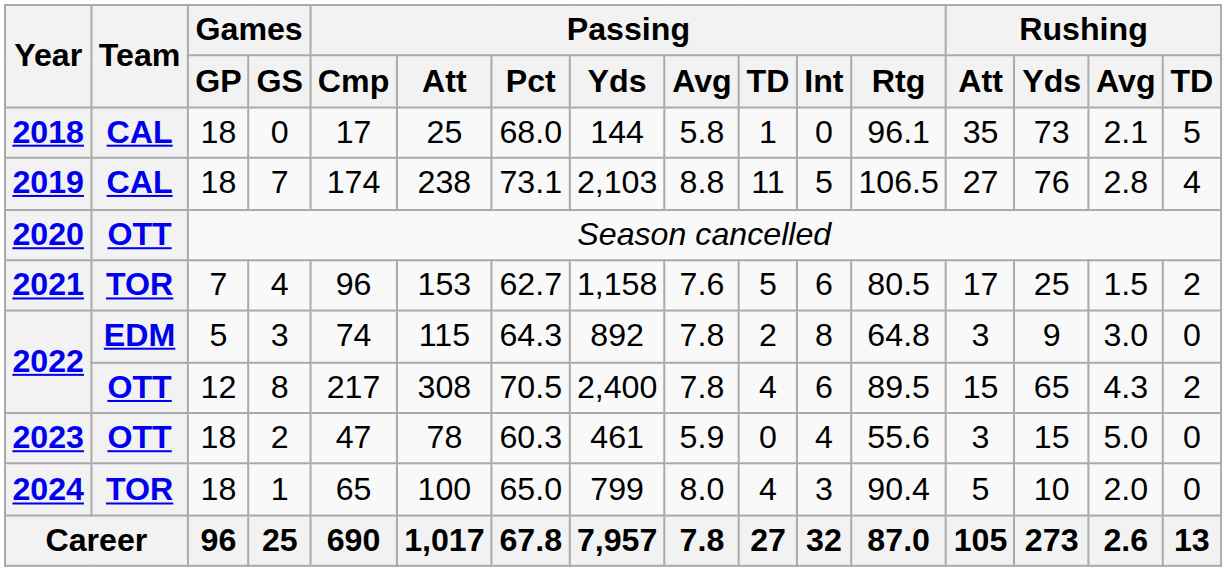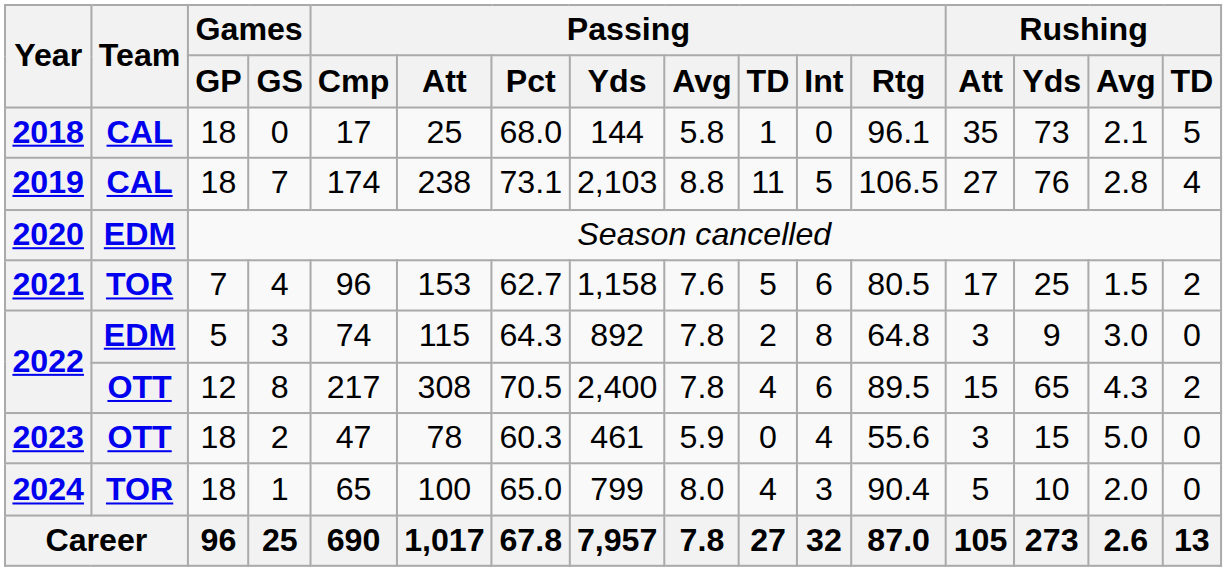(140, 234) OTT -> (140, 234) EDM
